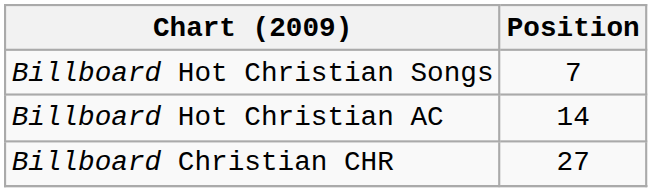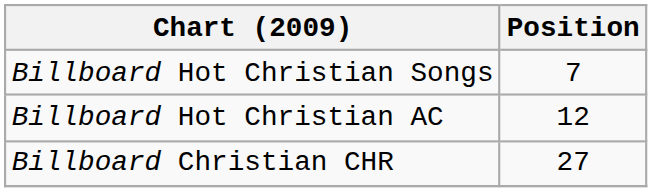(573, 118) 14 -> (573, 118) 12
